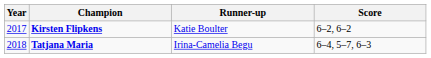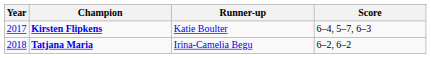(334, 29) 6–2, 6–2 -> (344, 29) 6–4, 5–7, 6–3
(344, 45) 6–4, 5–7, 6–3 -> (334, 45) 6–2, 6–2
